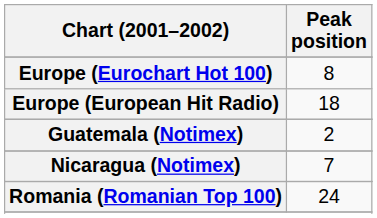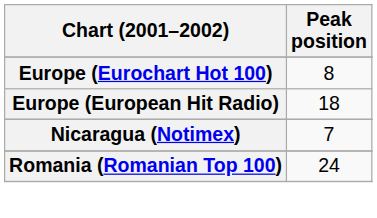- row: (146, 134)
